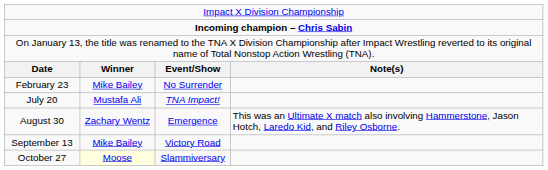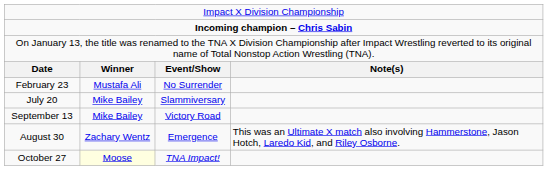(117, 85) Mike Bailey -> (117, 85) Mustafa Ali
(117, 100) Mustafa Ali -> (117, 100) Mike Bailey
(193, 100) TNA Impact! -> (193, 100) Slammiversary
rows swapped: (42, 121) <-> (42, 142)
(193, 158) Slammiversary -> (193, 158) TNA Impact!
